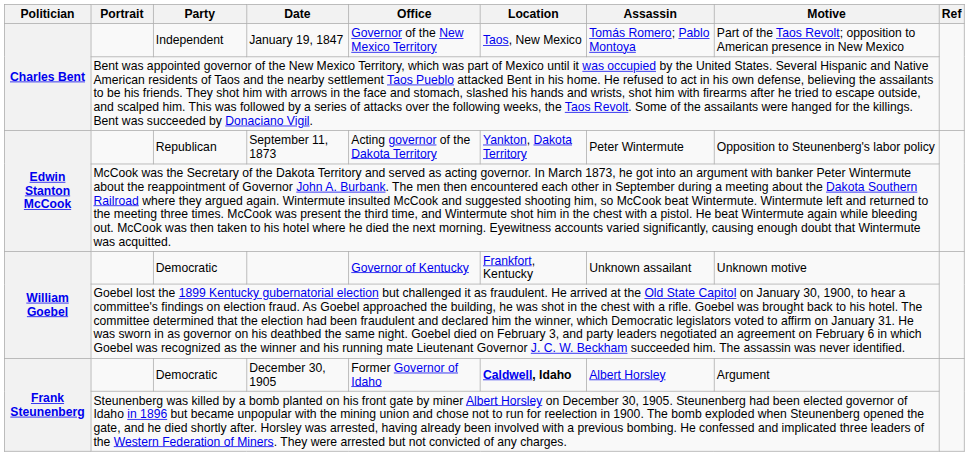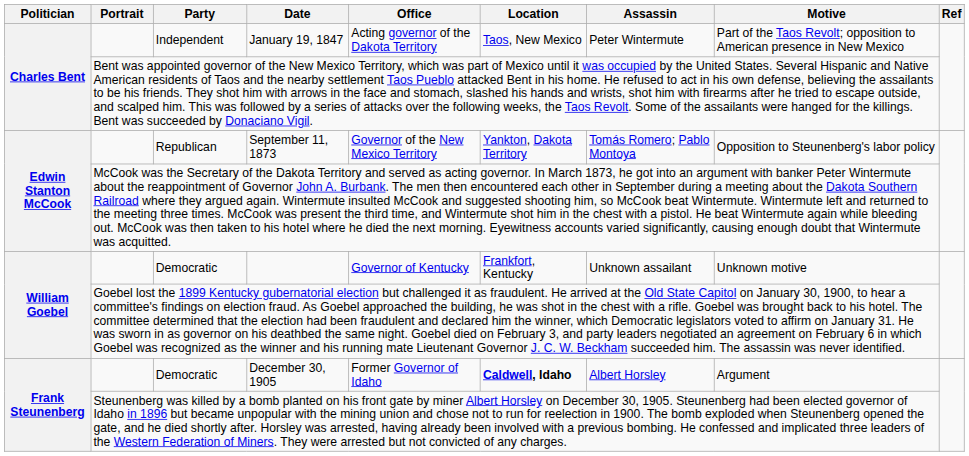(407, 40) Governor of the New Mexico Territory -> (411, 40) Acting governor of the Dakota Territory
(649, 40) Tomás Romero; Pablo Montoya -> (636, 40) Peter Wintermute
(411, 147) Acting governor of the Dakota Territory -> (407, 147) Governor of the New Mexico Territory
(636, 147) Peter Wintermute -> (649, 147) Tomás Romero; Pablo Montoya
